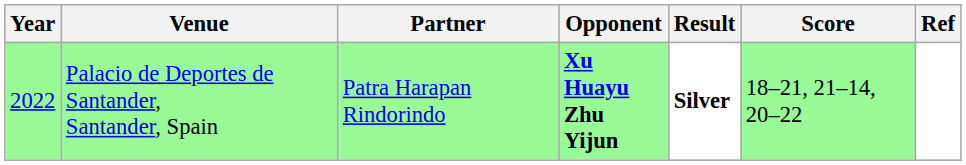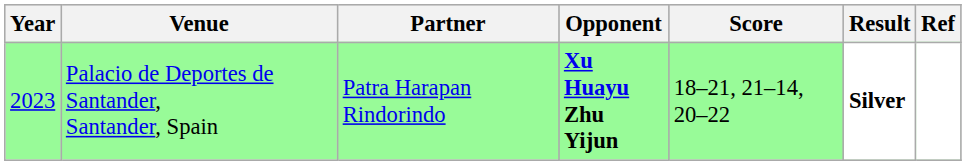columns swapped: (828, 23) <-> (704, 23)
(33, 100) 2022 -> (33, 100) 2023
